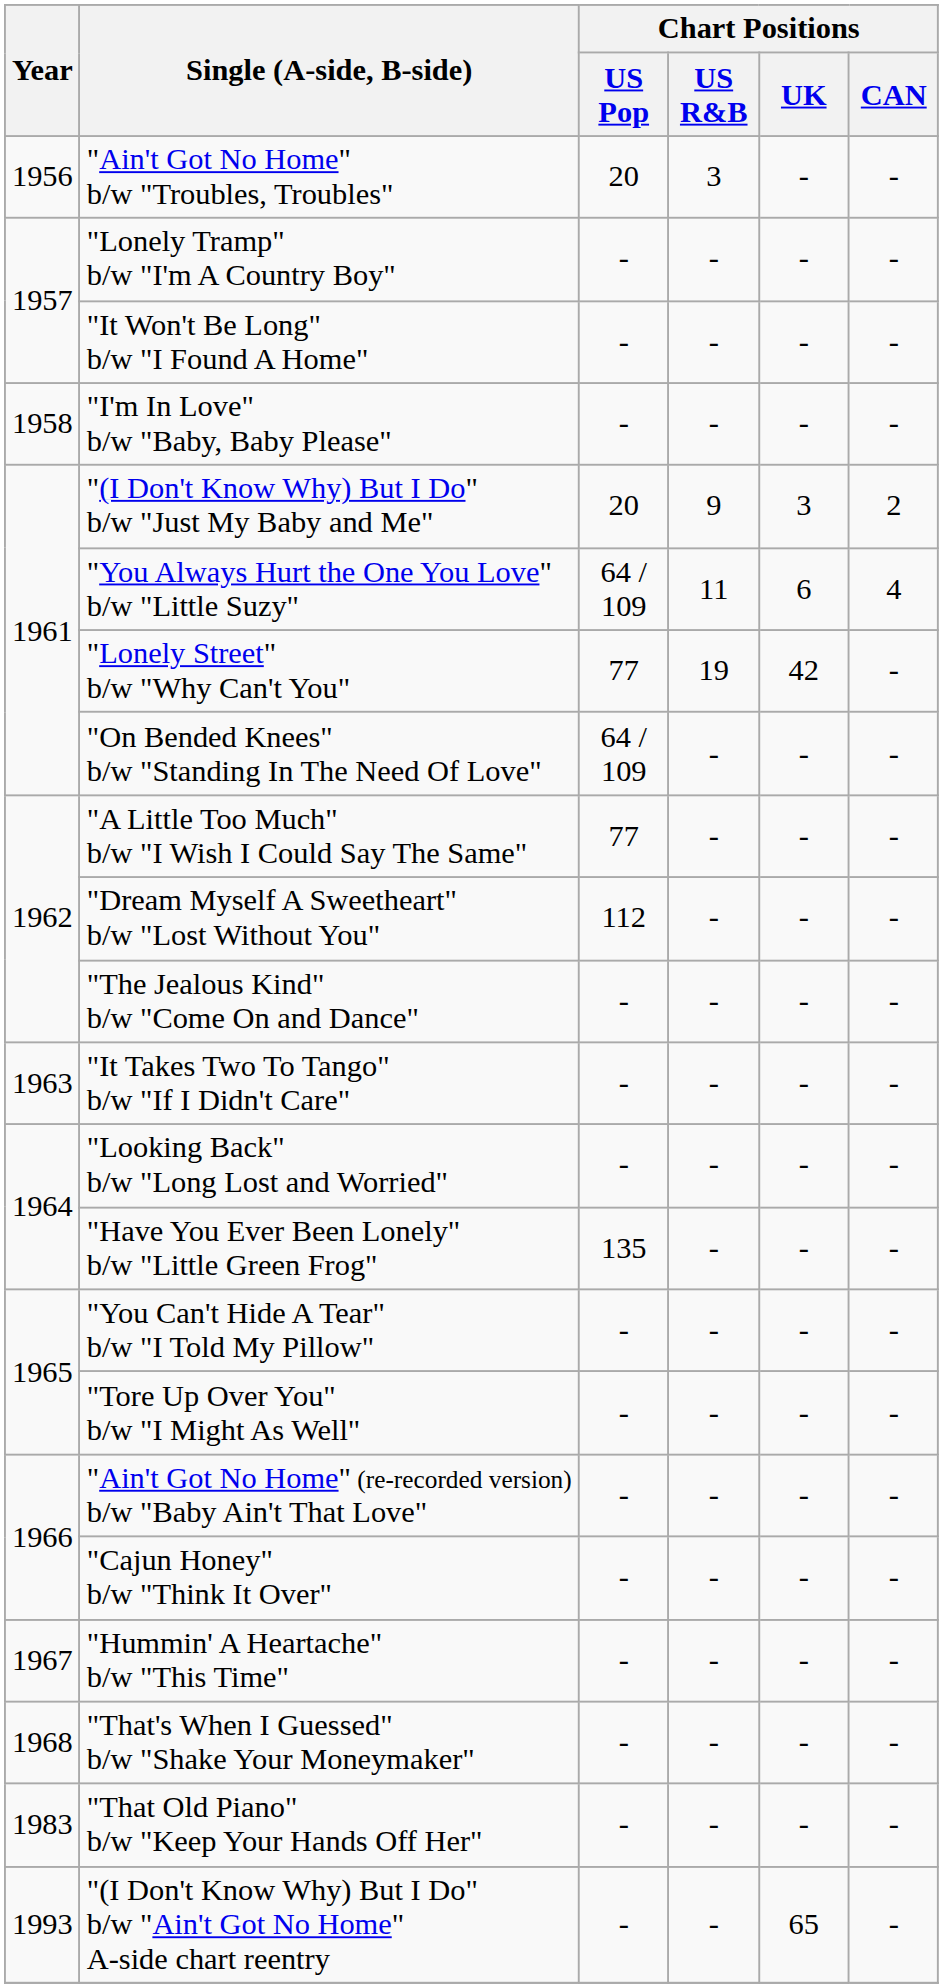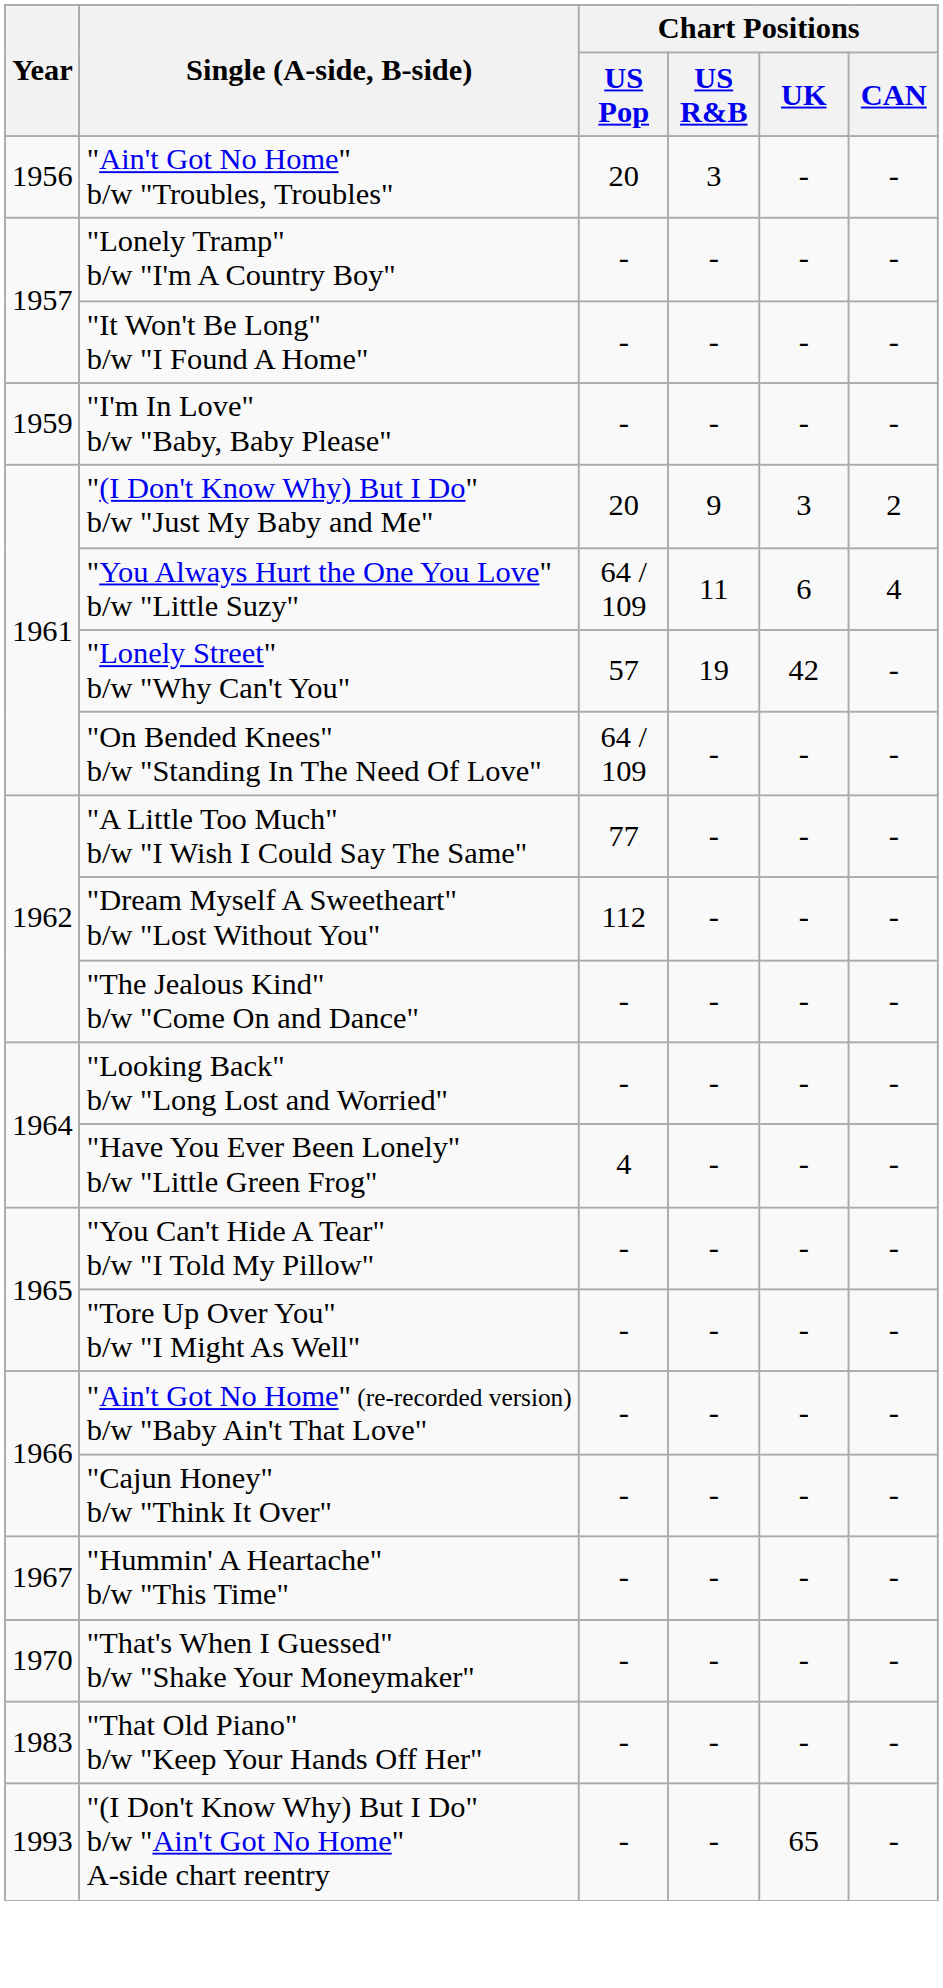(42, 423) 1958 -> (42, 423) 1959
(624, 670) 77 -> (624, 670) 57
- row: (238, 1082)
(624, 1247) 135 -> (624, 1165) 4
(42, 1742) 1968 -> (42, 1659) 1970
